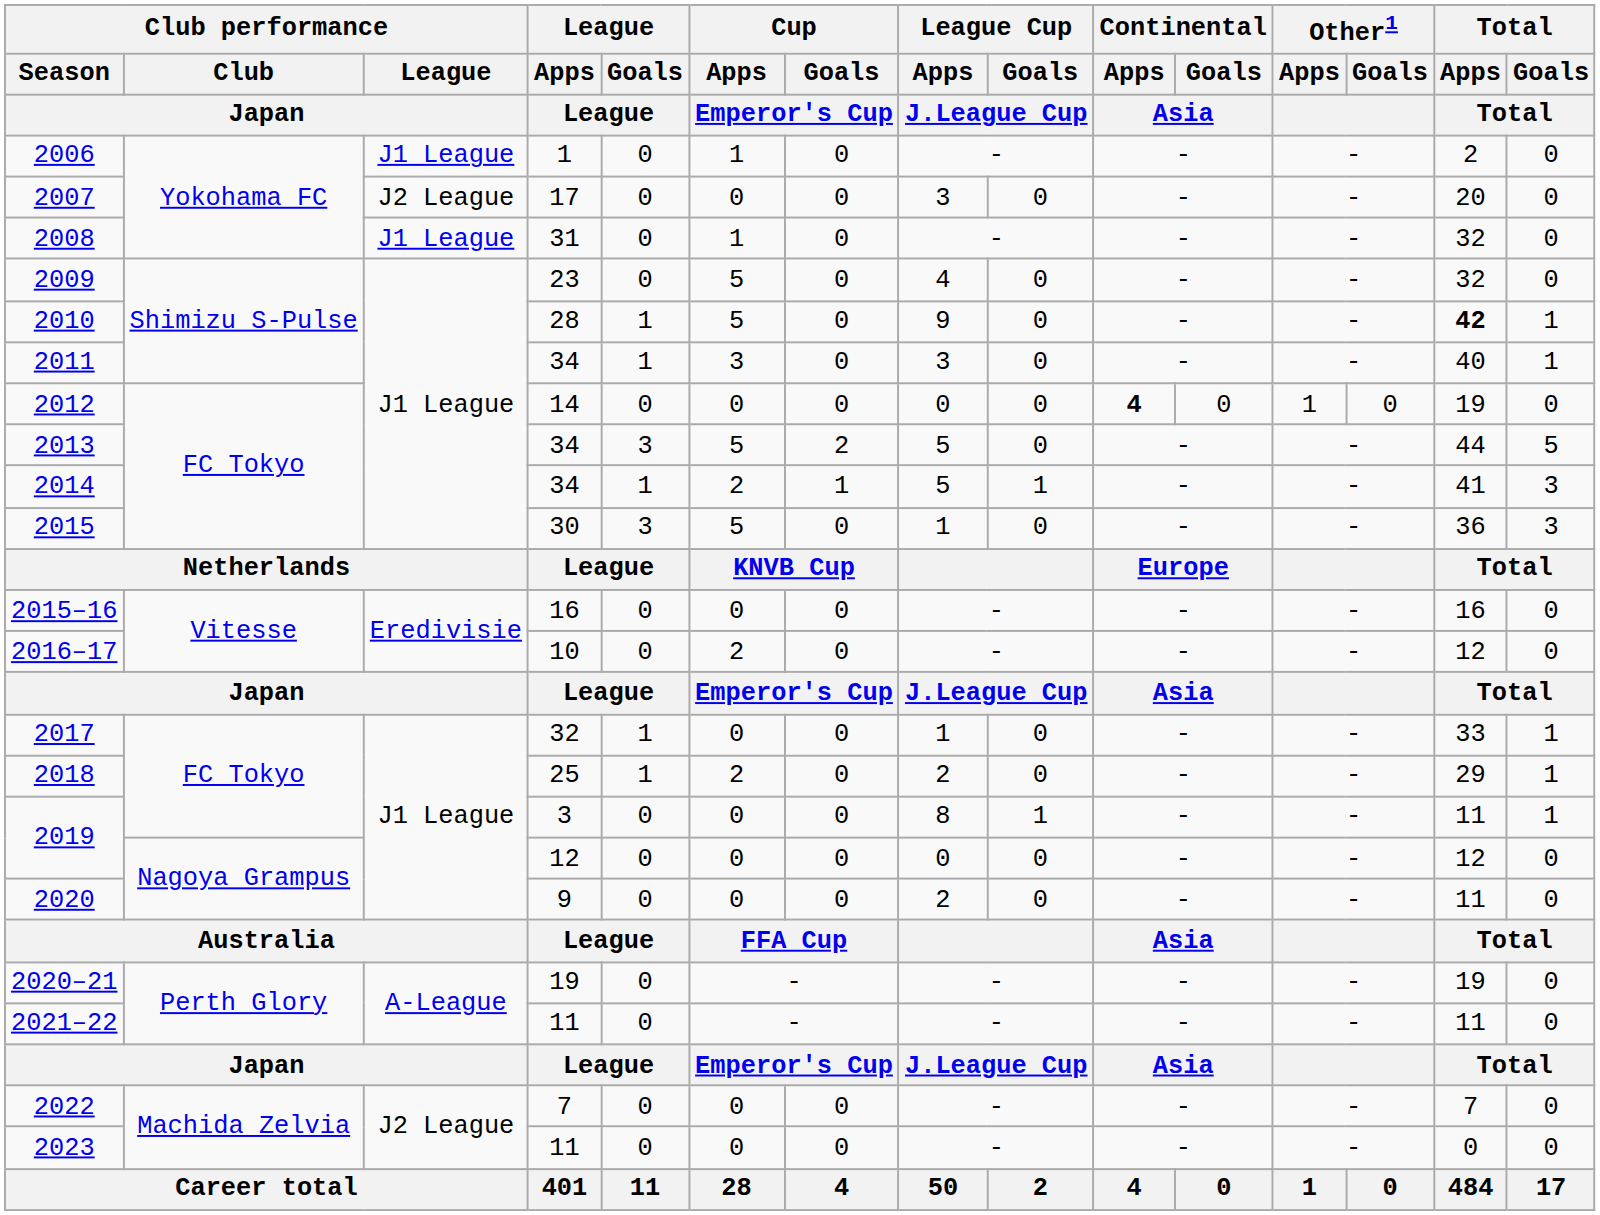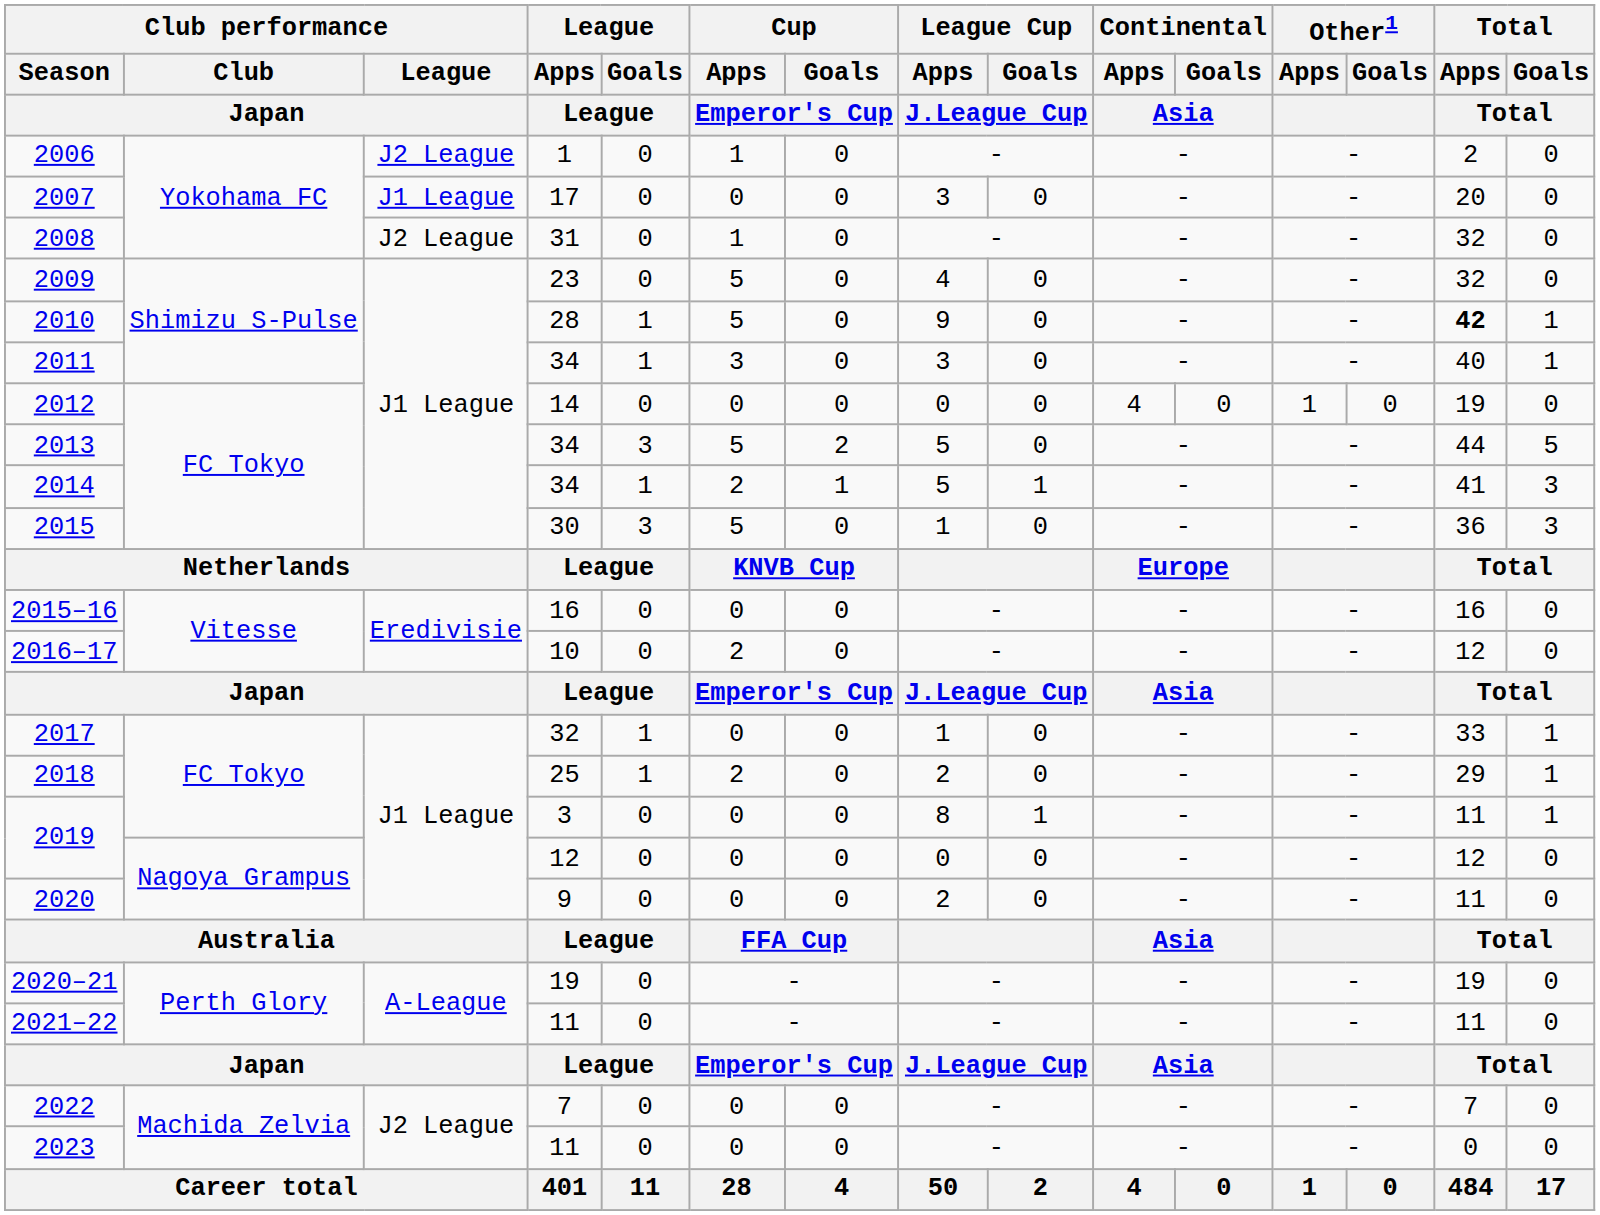(446, 156) J1 League -> (446, 156) J2 League
(446, 197) J2 League -> (446, 197) J1 League
(446, 239) J1 League -> (446, 239) J2 League
(1134, 404) bold -> (1134, 404) normal
